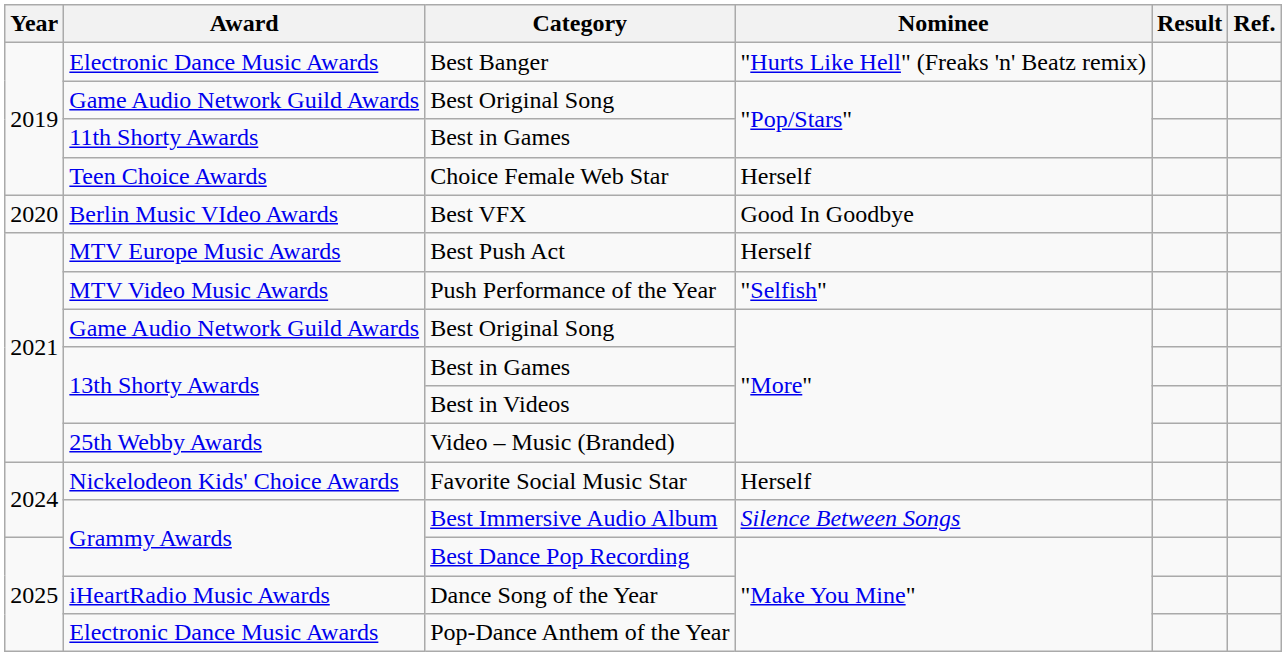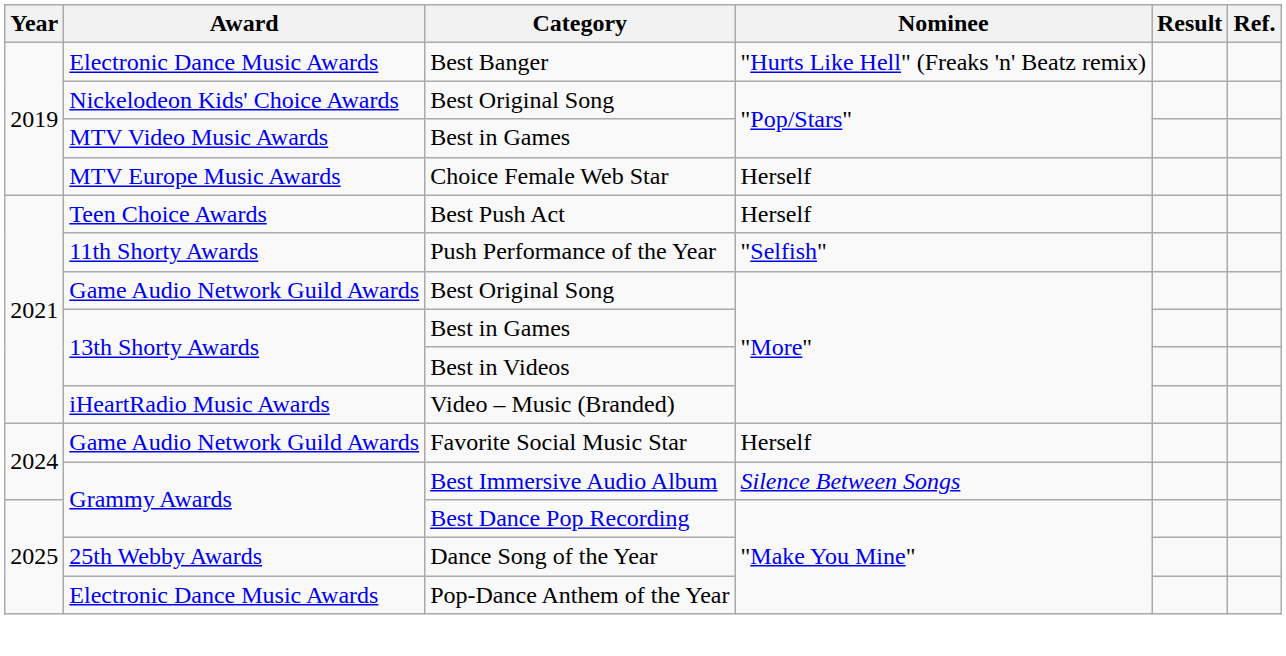(244, 99) Game Audio Network Guild Awards -> (234, 99) Nickelodeon Kids' Choice Awards
(164, 137) 11th Shorty Awards -> (199, 137) MTV Video Music Awards
(168, 175) Teen Choice Awards -> (205, 175) MTV Europe Music Awards
- row: (478, 213)
(205, 251) MTV Europe Music Awards -> (168, 213) Teen Choice Awards
(199, 289) MTV Video Music Awards -> (164, 251) 11th Shorty Awards
(166, 442) 25th Webby Awards -> (200, 404) iHeartRadio Music Awards
(234, 480) Nickelodeon Kids' Choice Awards -> (244, 442) Game Audio Network Guild Awards
(200, 594) iHeartRadio Music Awards -> (166, 556) 25th Webby Awards
